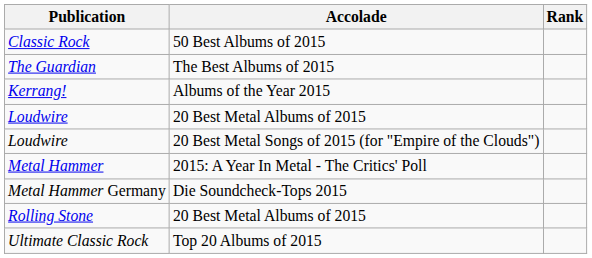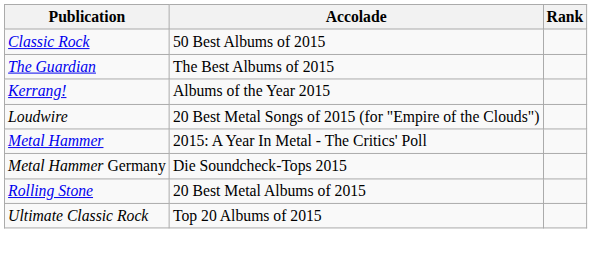- row: (38, 116)
